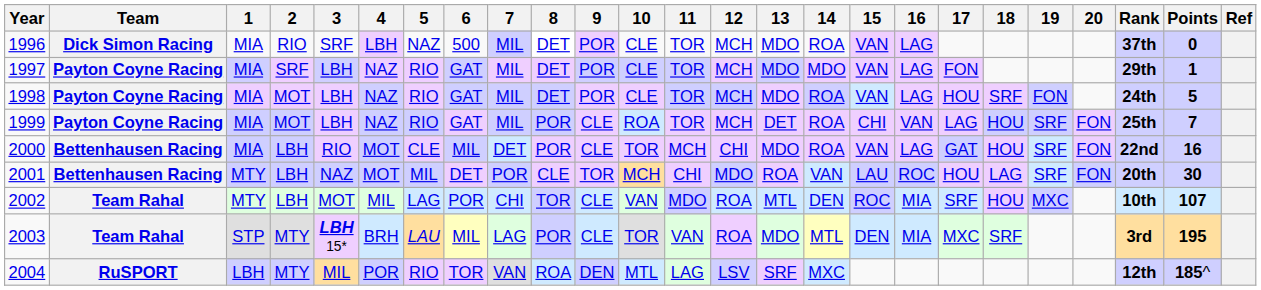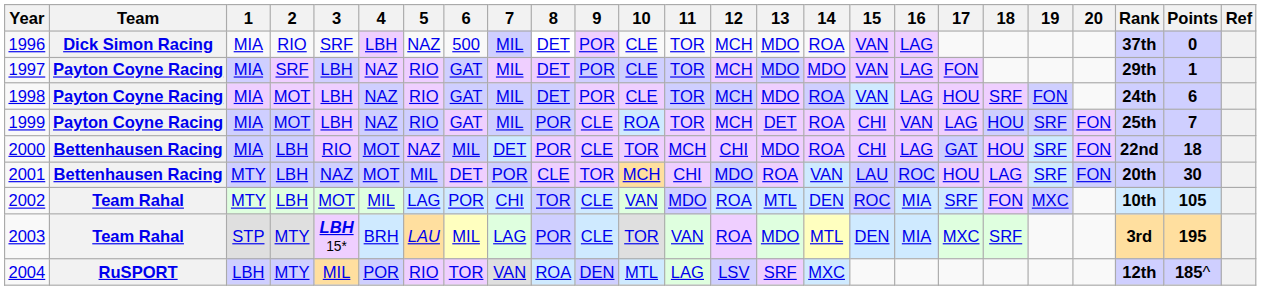(1193, 97) 5 -> (1193, 97) 6
(424, 149) CLE -> (424, 149) NAZ
(872, 149) VAN -> (872, 149) CHI
(1193, 149) 16 -> (1193, 149) 18
(1006, 201) HOU -> (1006, 201) FON
(1193, 201) 107 -> (1193, 201) 105
